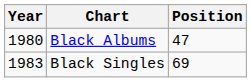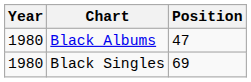(26, 64) 1983 -> (26, 64) 1980
